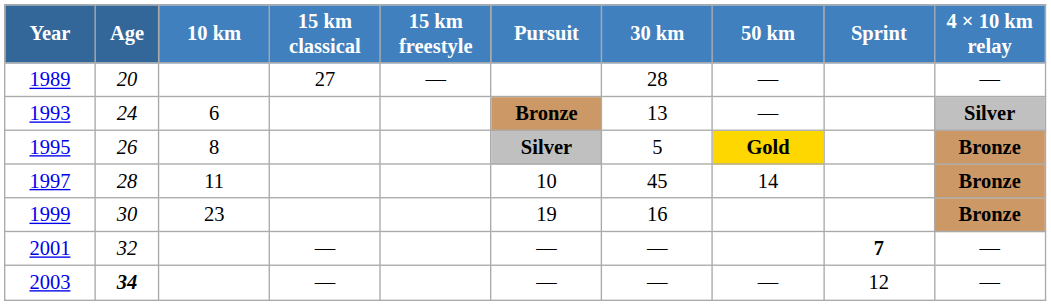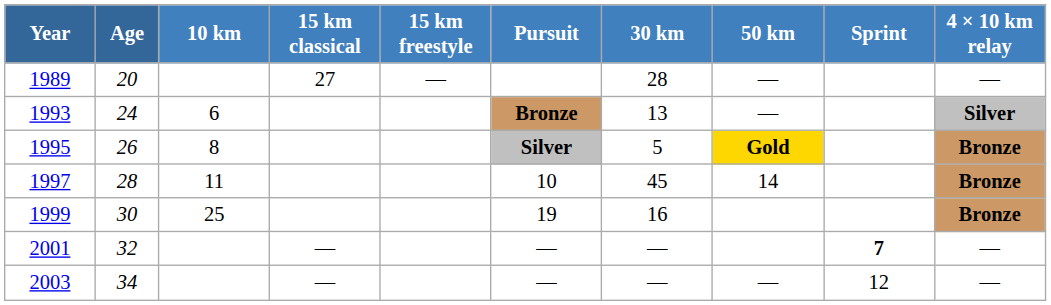(214, 215) 23 -> (214, 215) 25
(127, 282) bold -> (127, 282) normal
